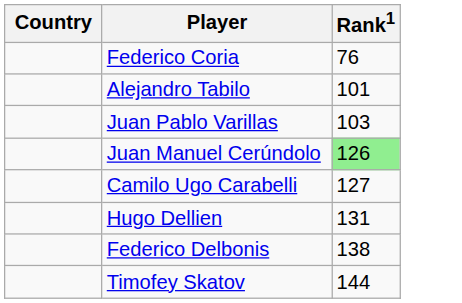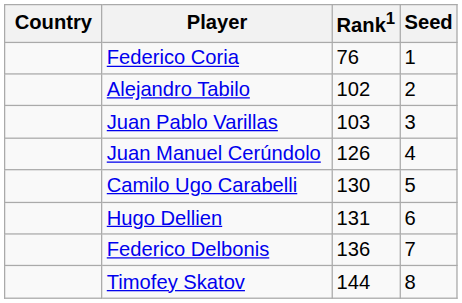+ column: (429, 23)
(353, 89) 101 -> (353, 89) 102
(353, 153) lightgreen background -> (353, 153) no background
(353, 185) 127 -> (353, 185) 130
(353, 249) 138 -> (353, 249) 136
